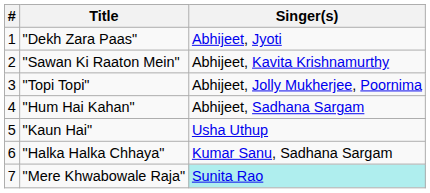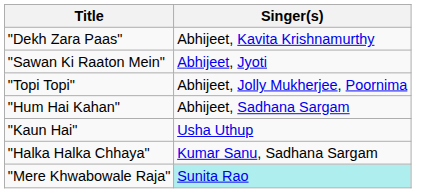- column: (12, 16)
(237, 39) Abhijeet, Jyoti -> (276, 39) Abhijeet, Kavita Krishnamurthy
(291, 62) Abhijeet, Kavita Krishnamurthy -> (222, 62) Abhijeet, Jyoti
